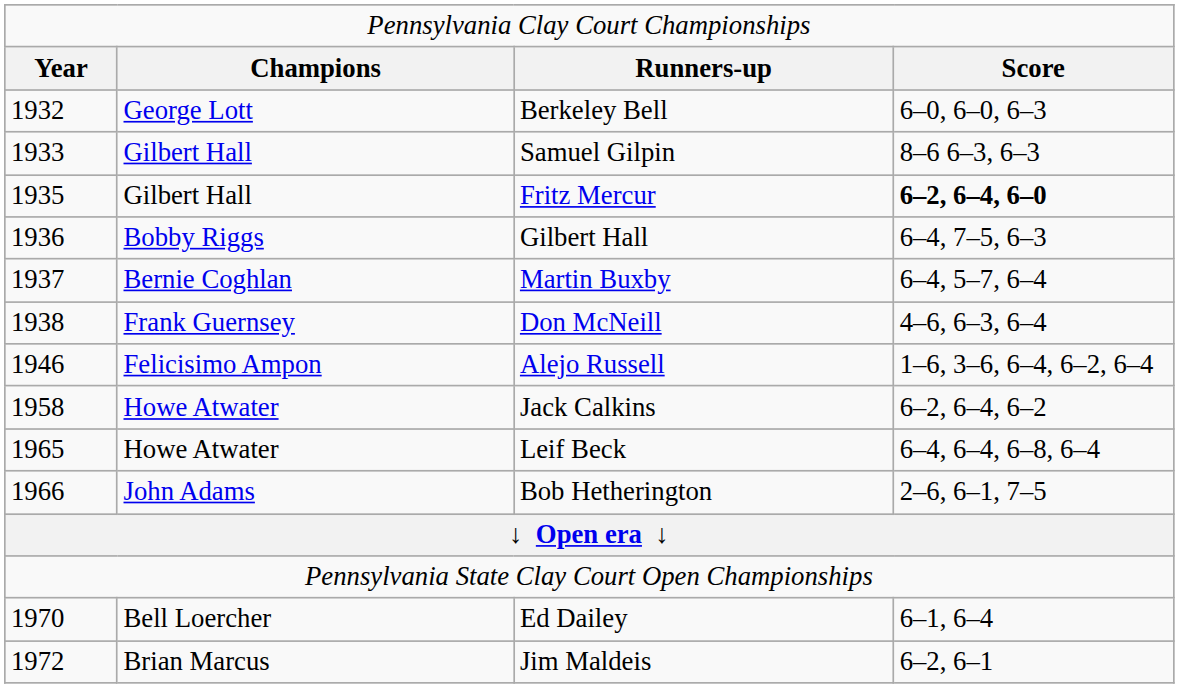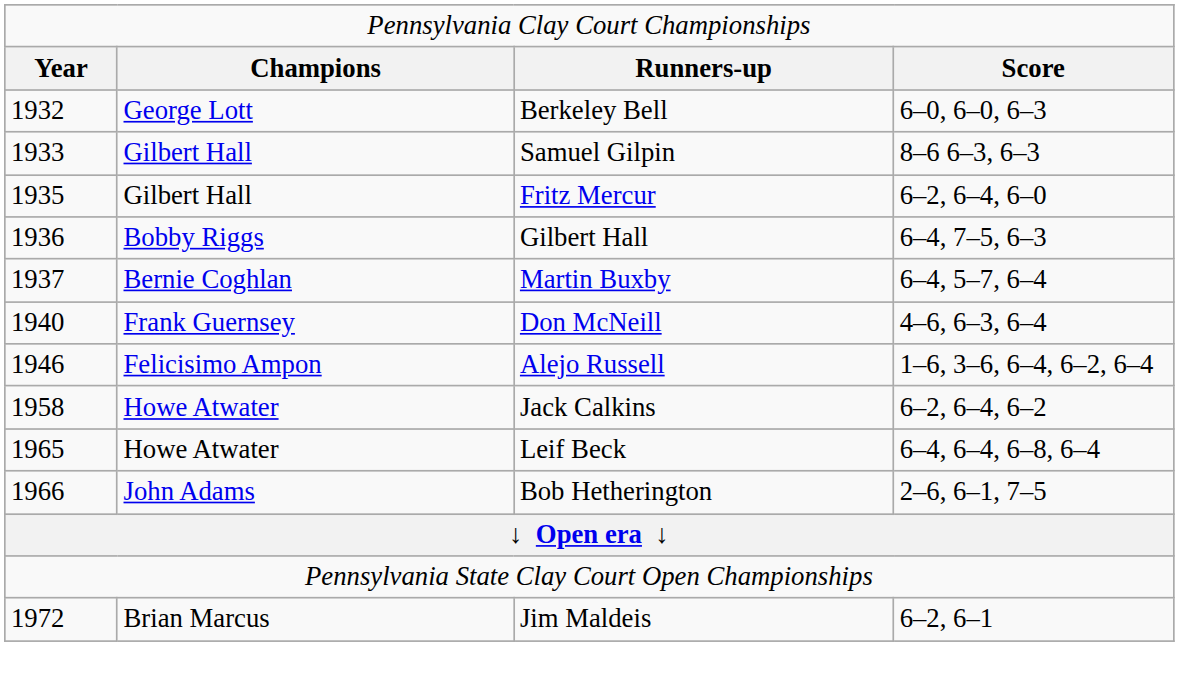(973, 195) bold -> (973, 195) normal
(38, 322) 1938 -> (38, 322) 1940
- row: (574, 618)
